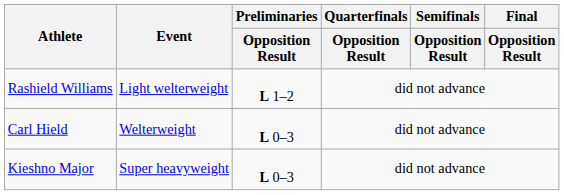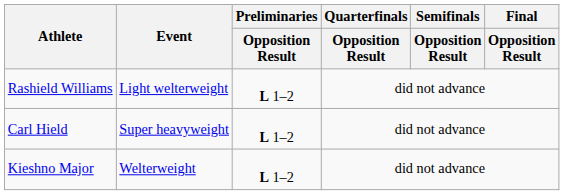(158, 129) Welterweight -> (174, 129) Super heavyweight
(277, 137) L 0–3 -> (277, 137) L 1–2
(174, 169) Super heavyweight -> (158, 169) Welterweight
(277, 178) L 0–3 -> (277, 178) L 1–2
